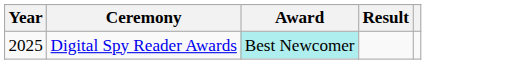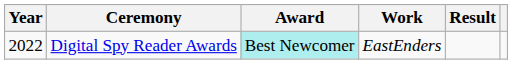+ column: (402, 18)
(26, 45) 2025 -> (26, 45) 2022
